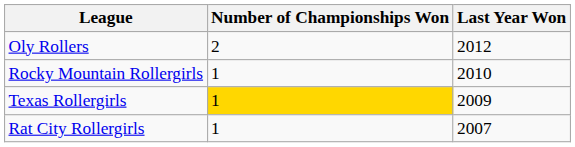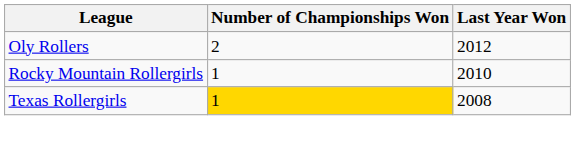(474, 100) 2009 -> (474, 100) 2008
- row: (77, 127)
